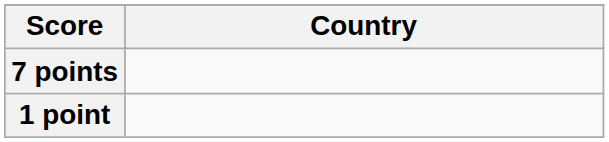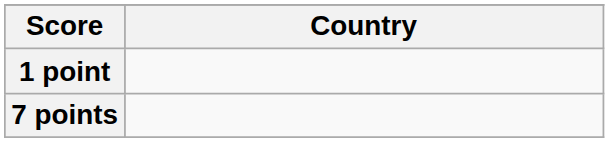rows swapped: (65, 70) <-> (65, 114)
